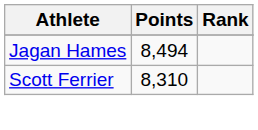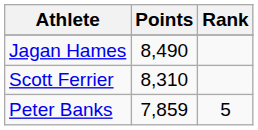(164, 50) 8,494 -> (164, 50) 8,490
+ row: (61, 110)
